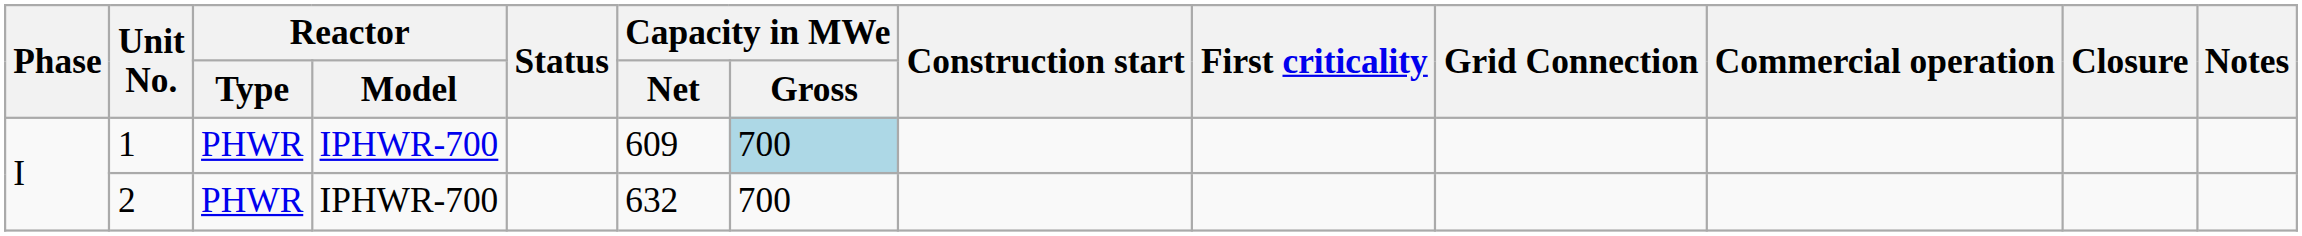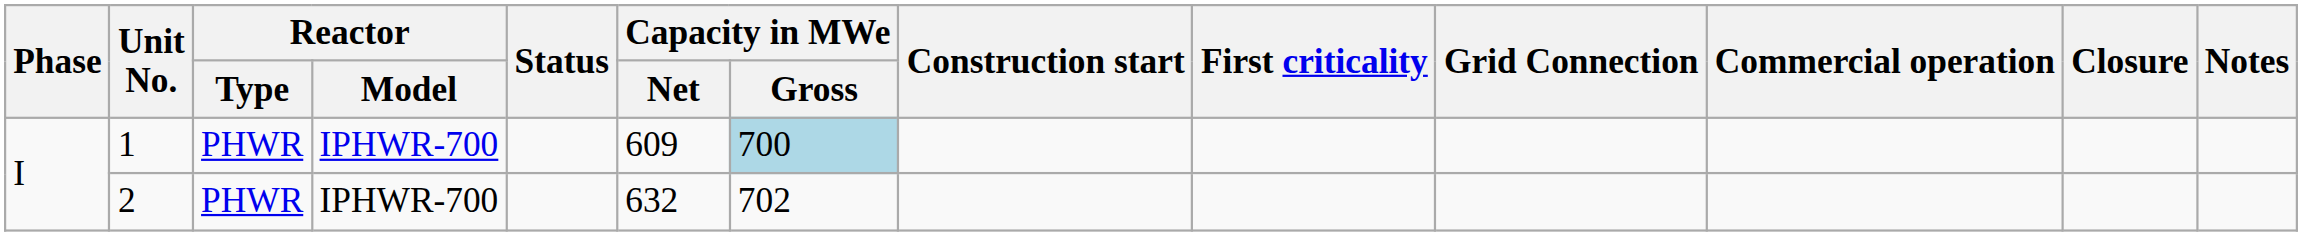(764, 200) 700 -> (764, 200) 702
